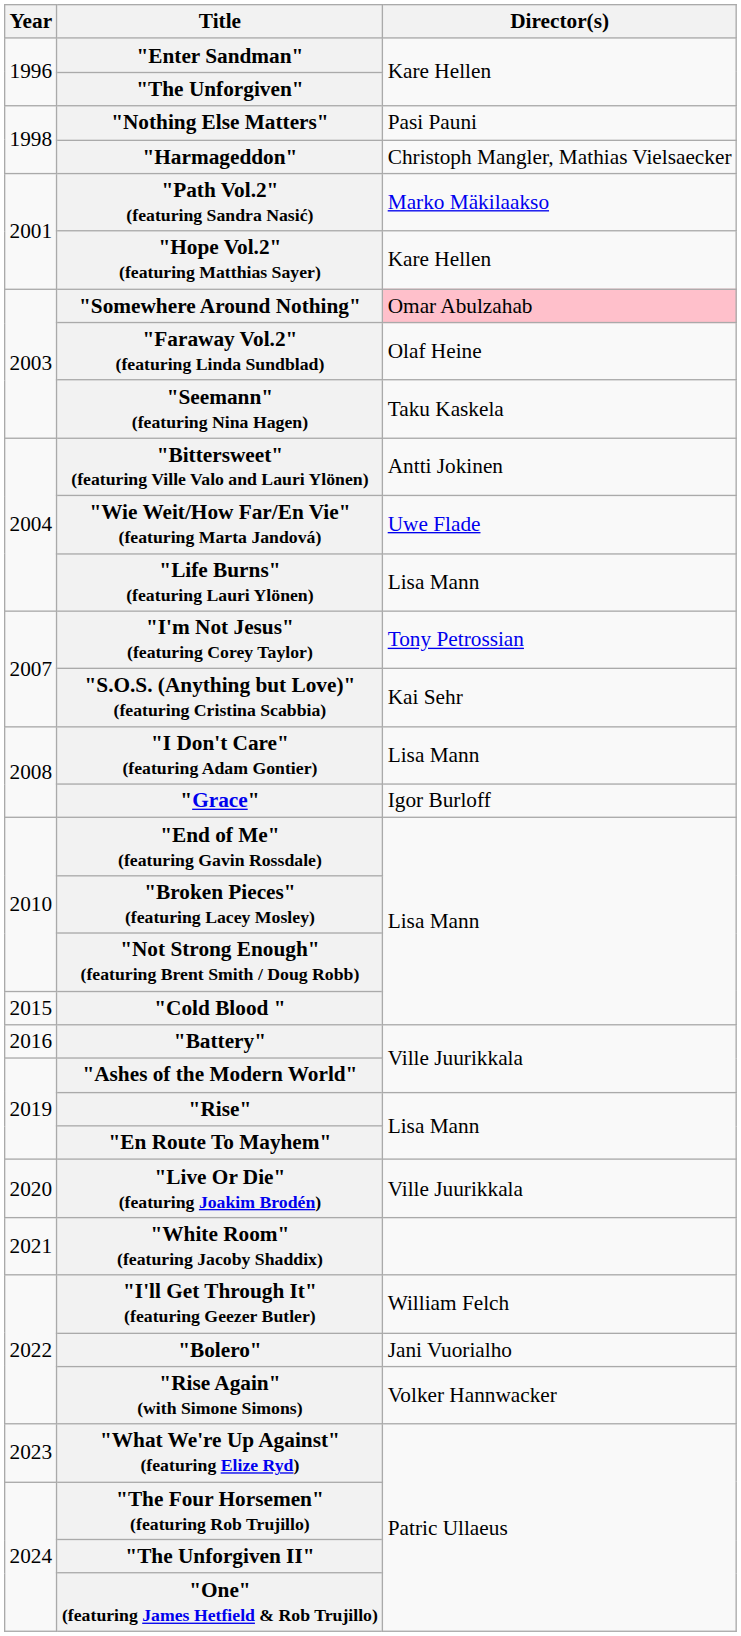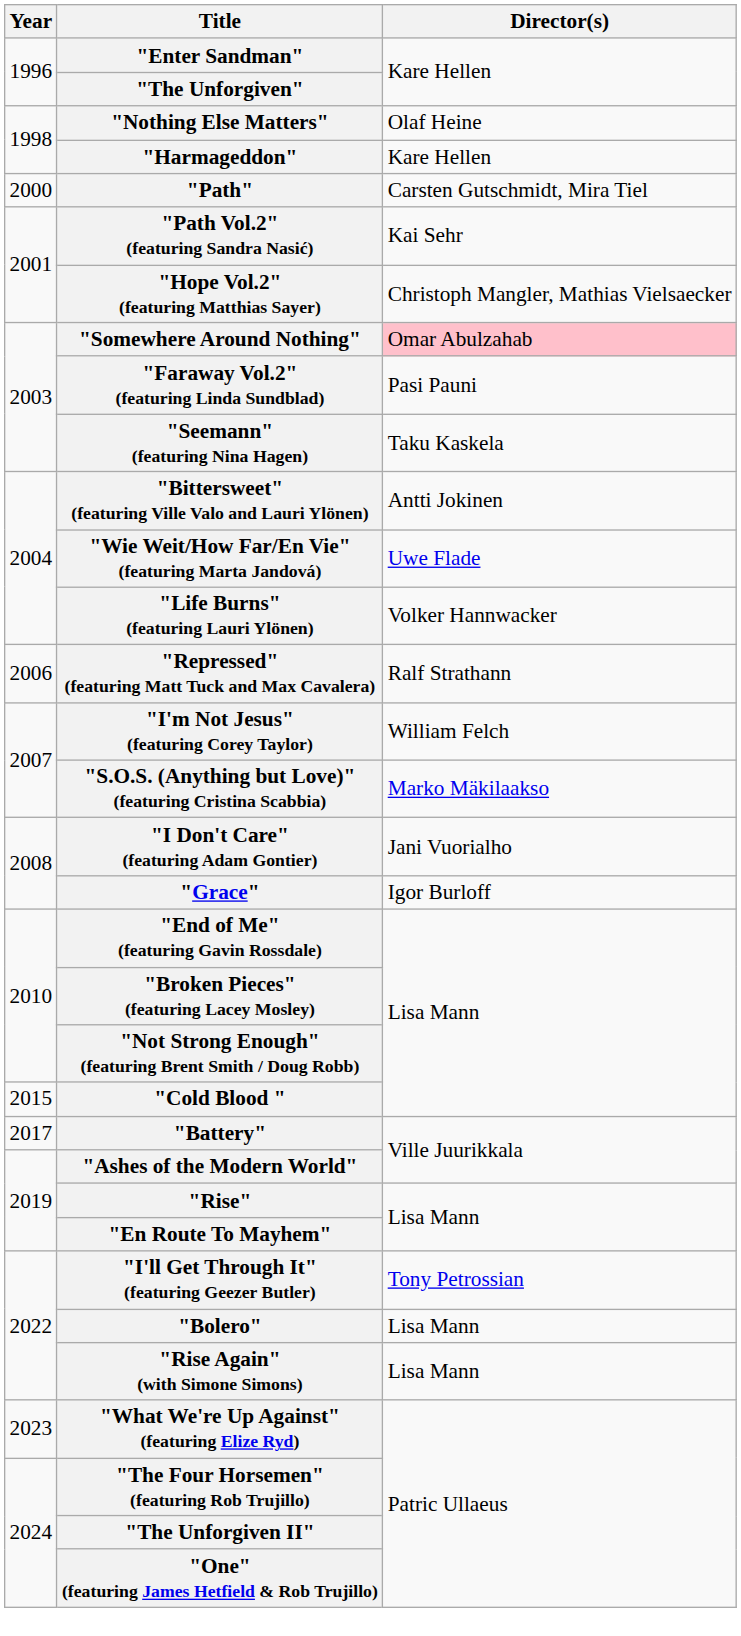(432, 122) Pasi Pauni -> (435, 122) Olaf Heine
(560, 156) Christoph Mangler, Mathias Vielsaecker -> (439, 156) Kare Hellen
+ row: (220, 190)
(468, 202) Marko Mäkilaakso -> (425, 235) Kai Sehr
(439, 259) Kare Hellen -> (560, 293) Christoph Mangler, Mathias Vielsaecker
(435, 351) Olaf Heine -> (432, 384) Pasi Pauni
(434, 581) Lisa Mann -> (472, 615) Volker Hannwacker
+ row: (220, 673)
(456, 639) Tony Petrossian -> (448, 731) William Felch
(425, 697) Kai Sehr -> (468, 788) Marko Mäkilaakso
(434, 755) Lisa Mann -> (450, 846) Jani Vuorialho
(31, 1041) 2016 -> (31, 1132) 2017
- row: (220, 1188)
- row: (220, 1245)
(448, 1303) William Felch -> (456, 1279) Tony Petrossian
(450, 1349) Jani Vuorialho -> (434, 1325) Lisa Mann
(472, 1395) Volker Hannwacker -> (434, 1371) Lisa Mann
